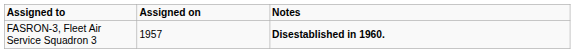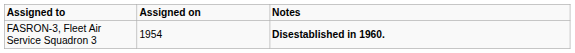(151, 34) 1957 -> (151, 34) 1954
